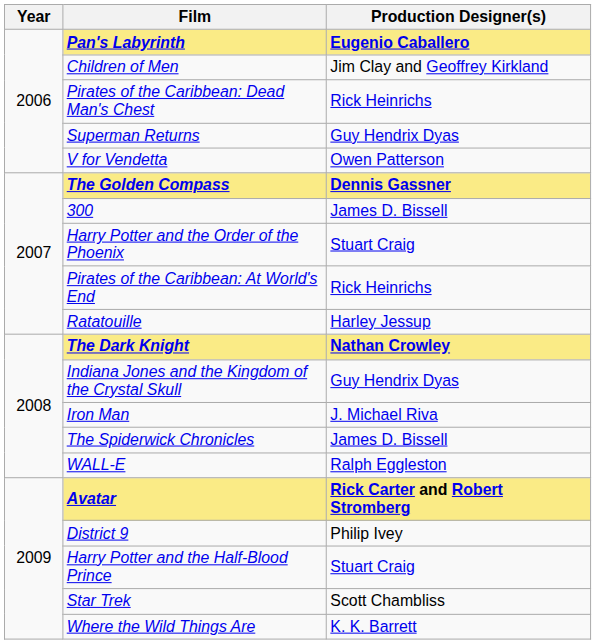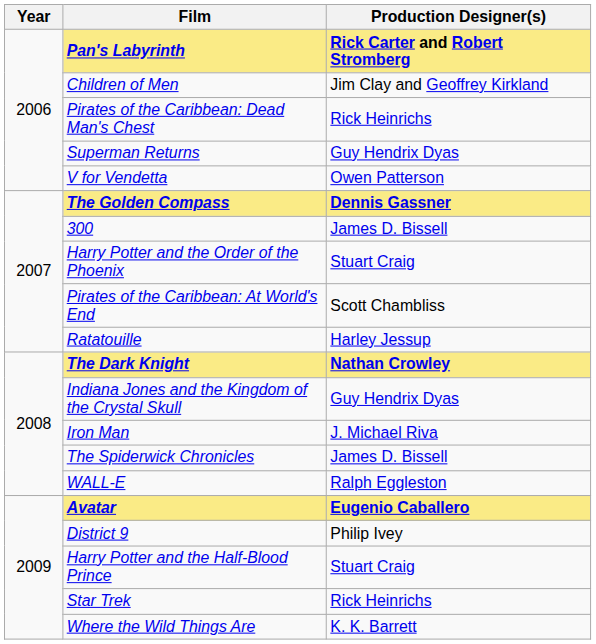(400, 42) Eugenio Caballero -> (417, 51) Rick Carter and Robert Stromberg
(381, 287) Rick Heinrichs -> (388, 305) Scott Chambliss
(417, 499) Rick Carter and Robert Stromberg -> (400, 508) Eugenio Caballero
(388, 601) Scott Chambliss -> (381, 601) Rick Heinrichs
